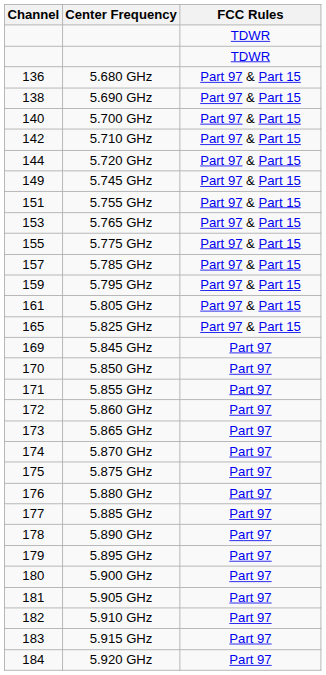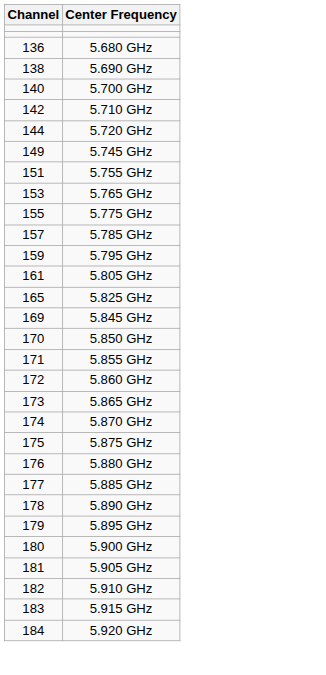- column: (250, 14)
